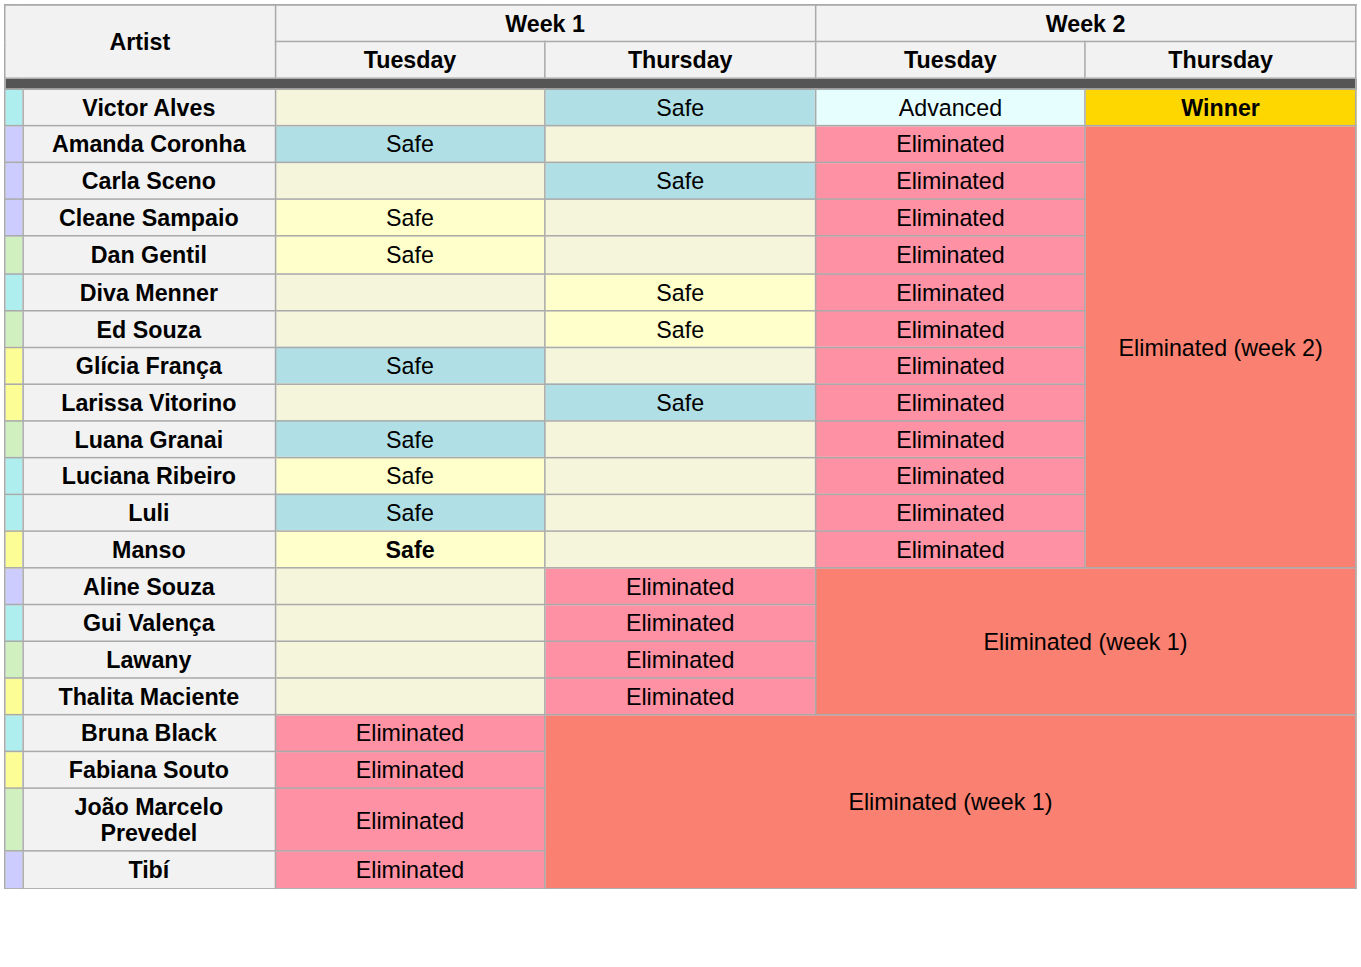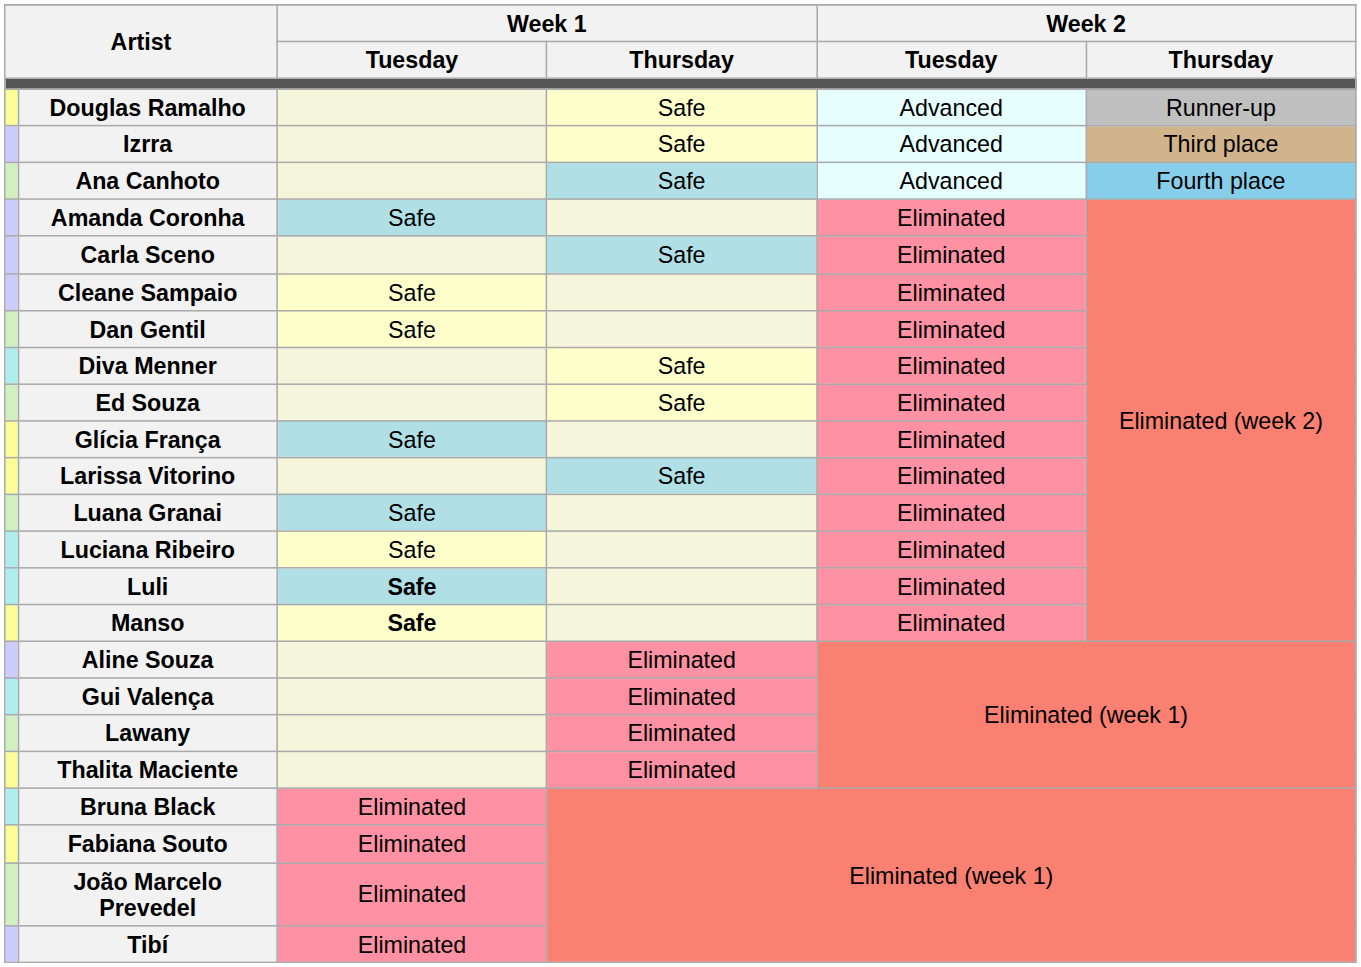- row: (149, 108)
+ row: (148, 108)
+ row: (148, 145)
+ row: (148, 181)
(410, 513) normal -> (412, 586) bold
